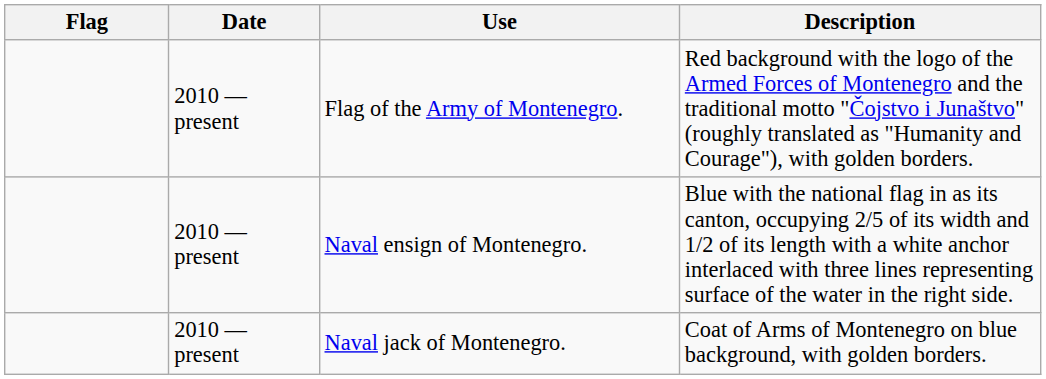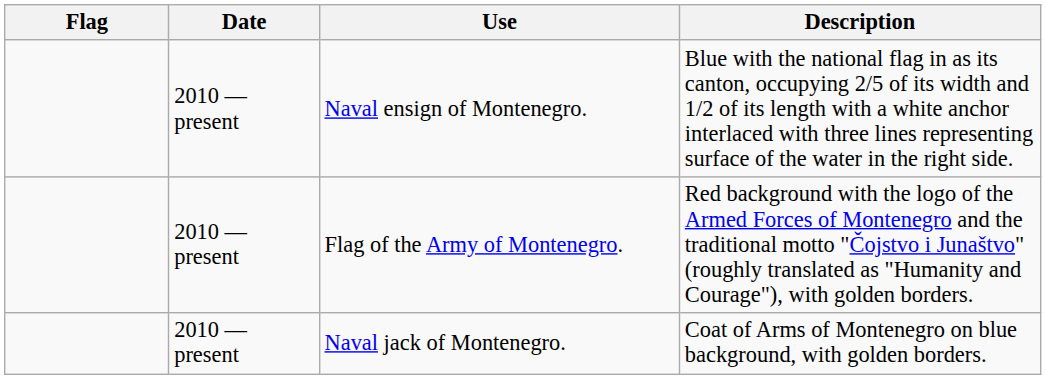rows swapped: (474, 108) <-> (456, 244)
